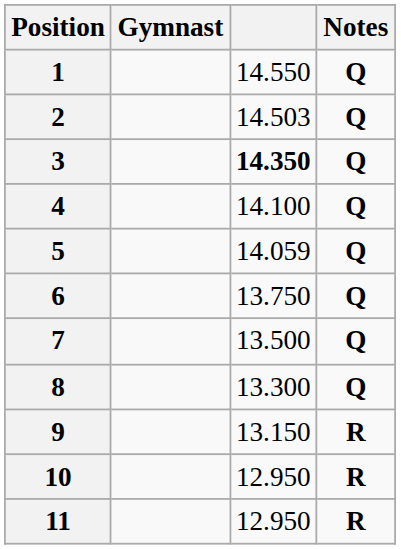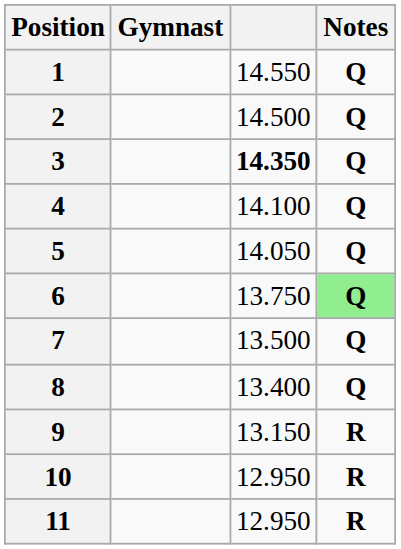(273, 116) 14.503 -> (273, 116) 14.500
(273, 251) 14.059 -> (273, 251) 14.050
(356, 296) no background -> (356, 296) lightgreen background
(273, 386) 13.300 -> (273, 386) 13.400
